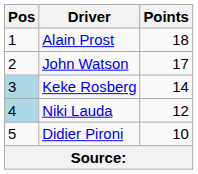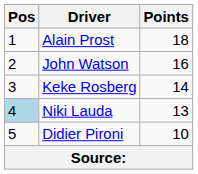(181, 64) 17 -> (181, 64) 16
(12, 87) lightblue background -> (12, 87) no background
(181, 111) 12 -> (181, 111) 13
